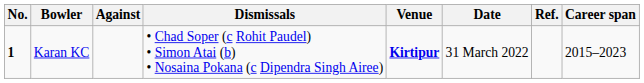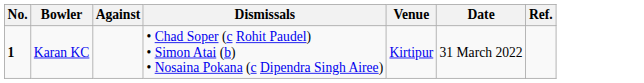- column: (600, 15)
(414, 52) bold -> (411, 52) normal
